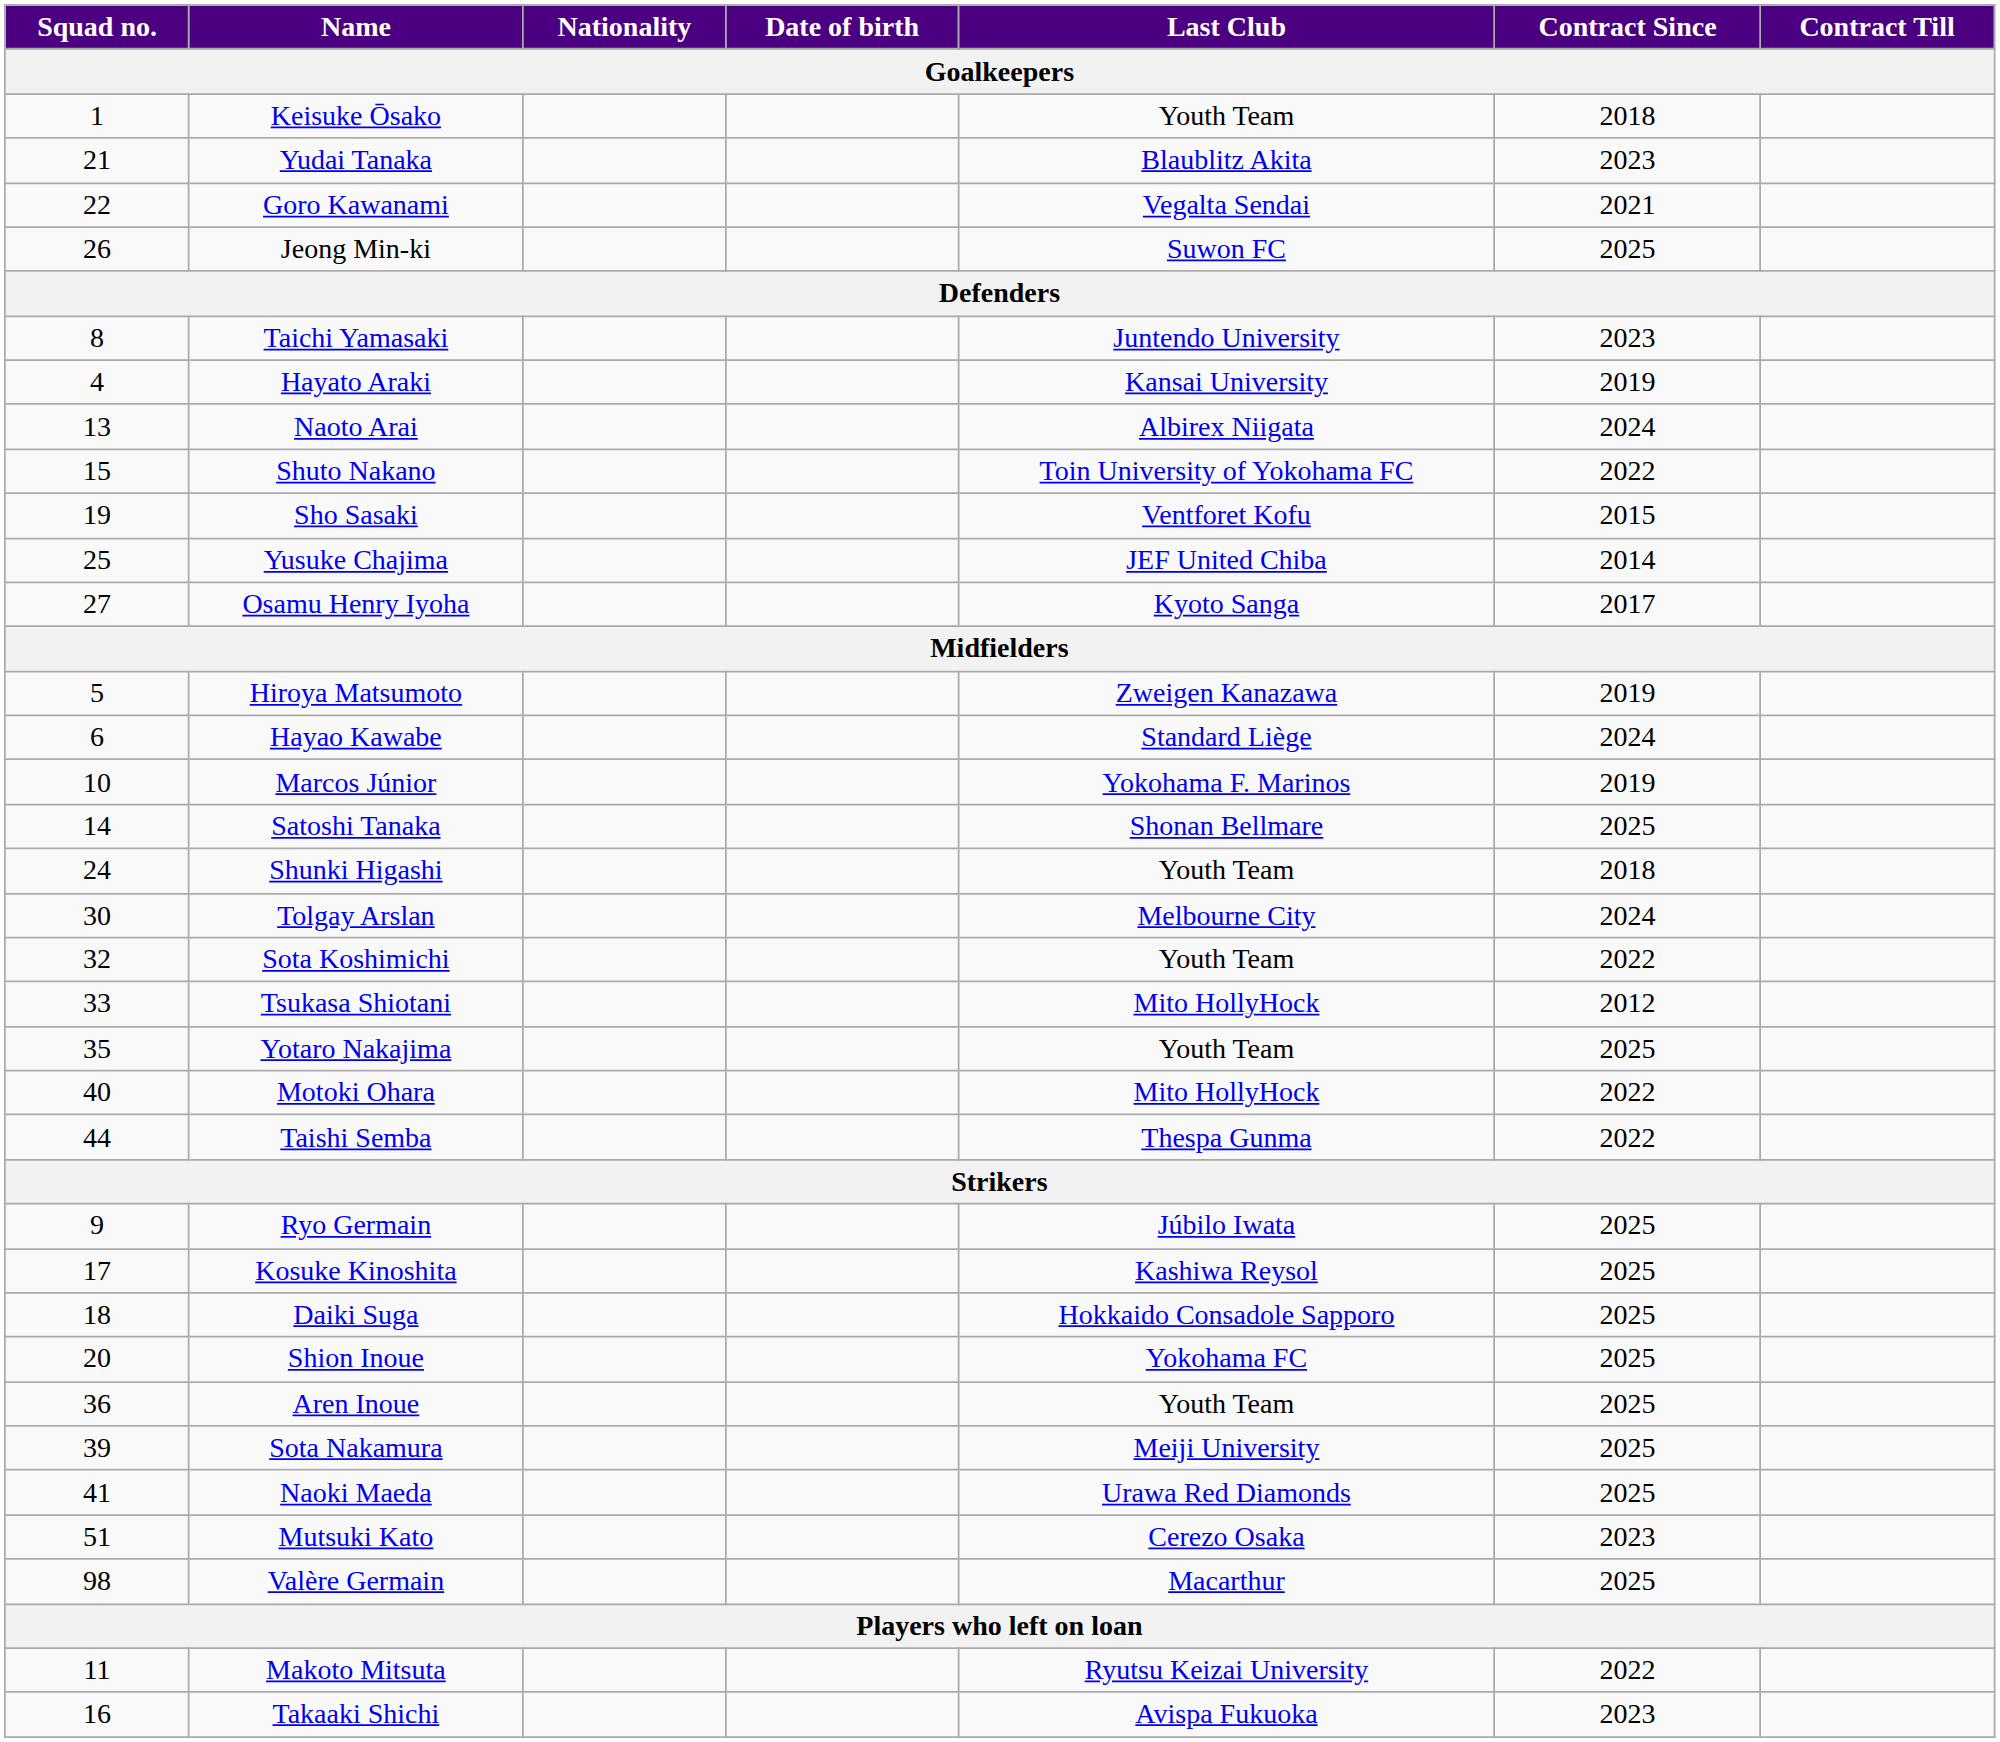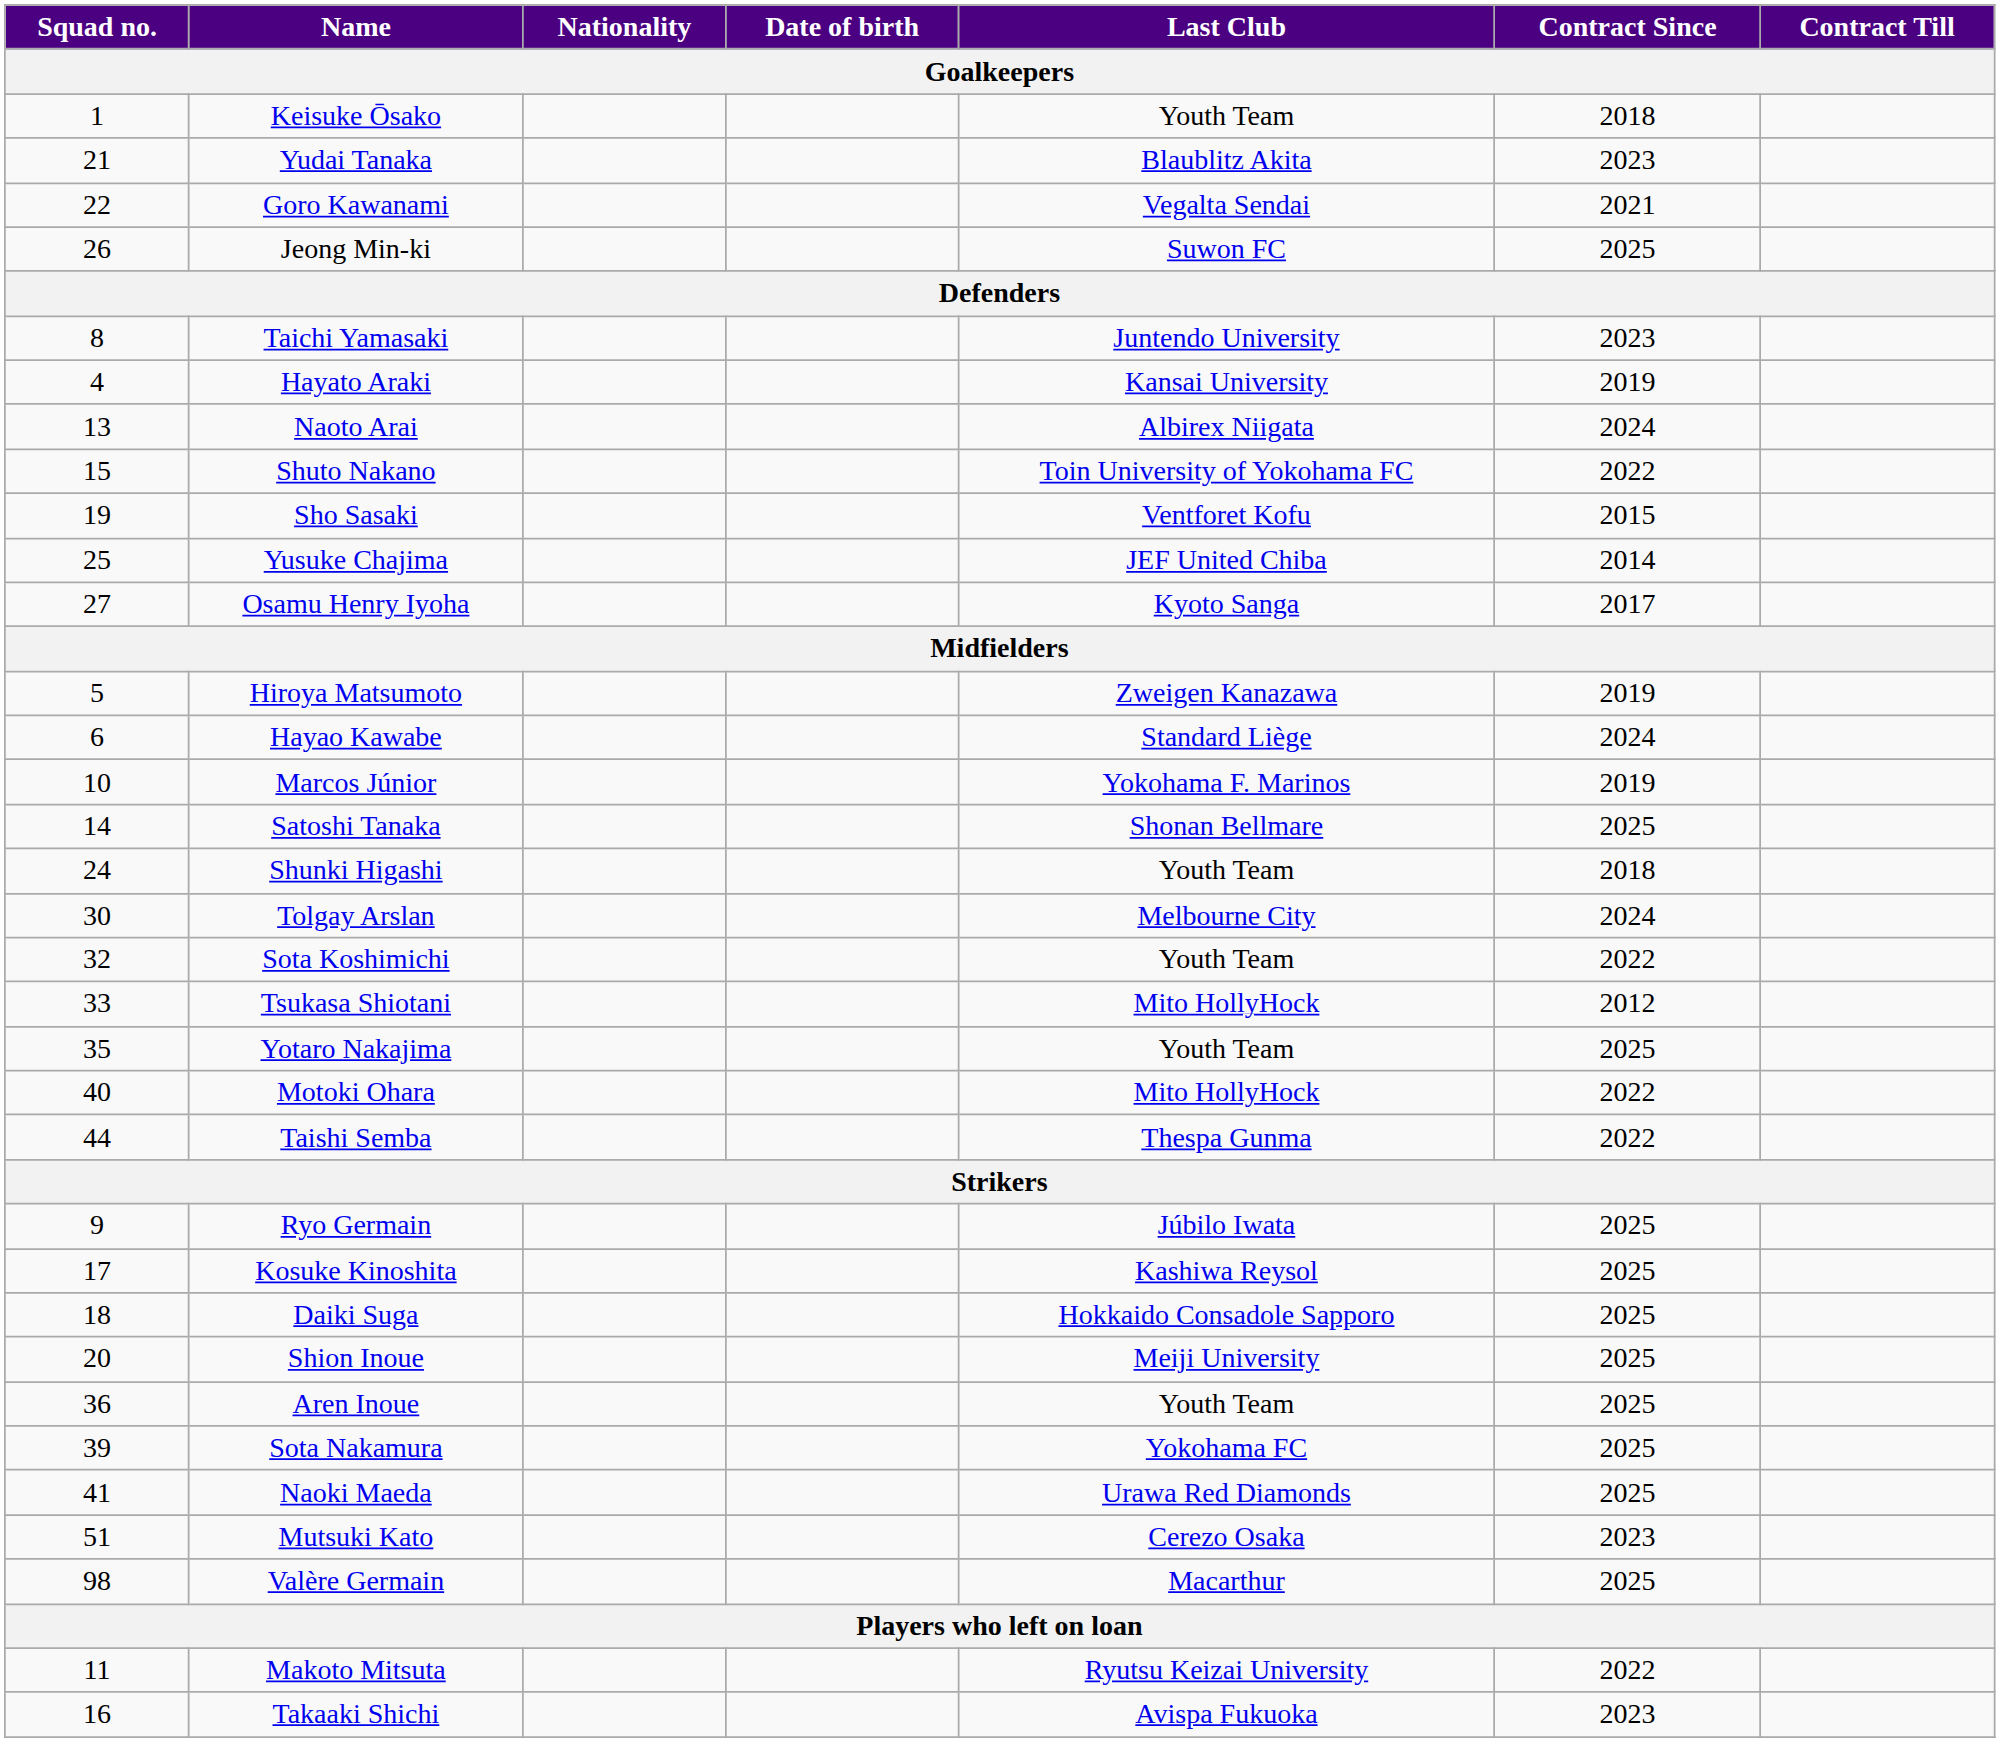(1226, 1358) Yokohama FC -> (1226, 1358) Meiji University
(1226, 1447) Meiji University -> (1226, 1447) Yokohama FC
